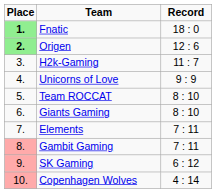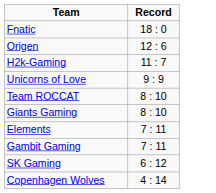- column: (21, 12)
